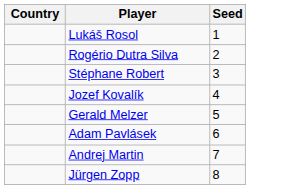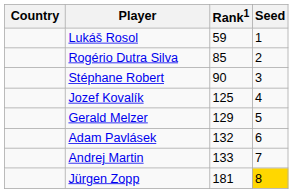+ column: (231, 16)
(216, 174) no background -> (259, 178) gold background
